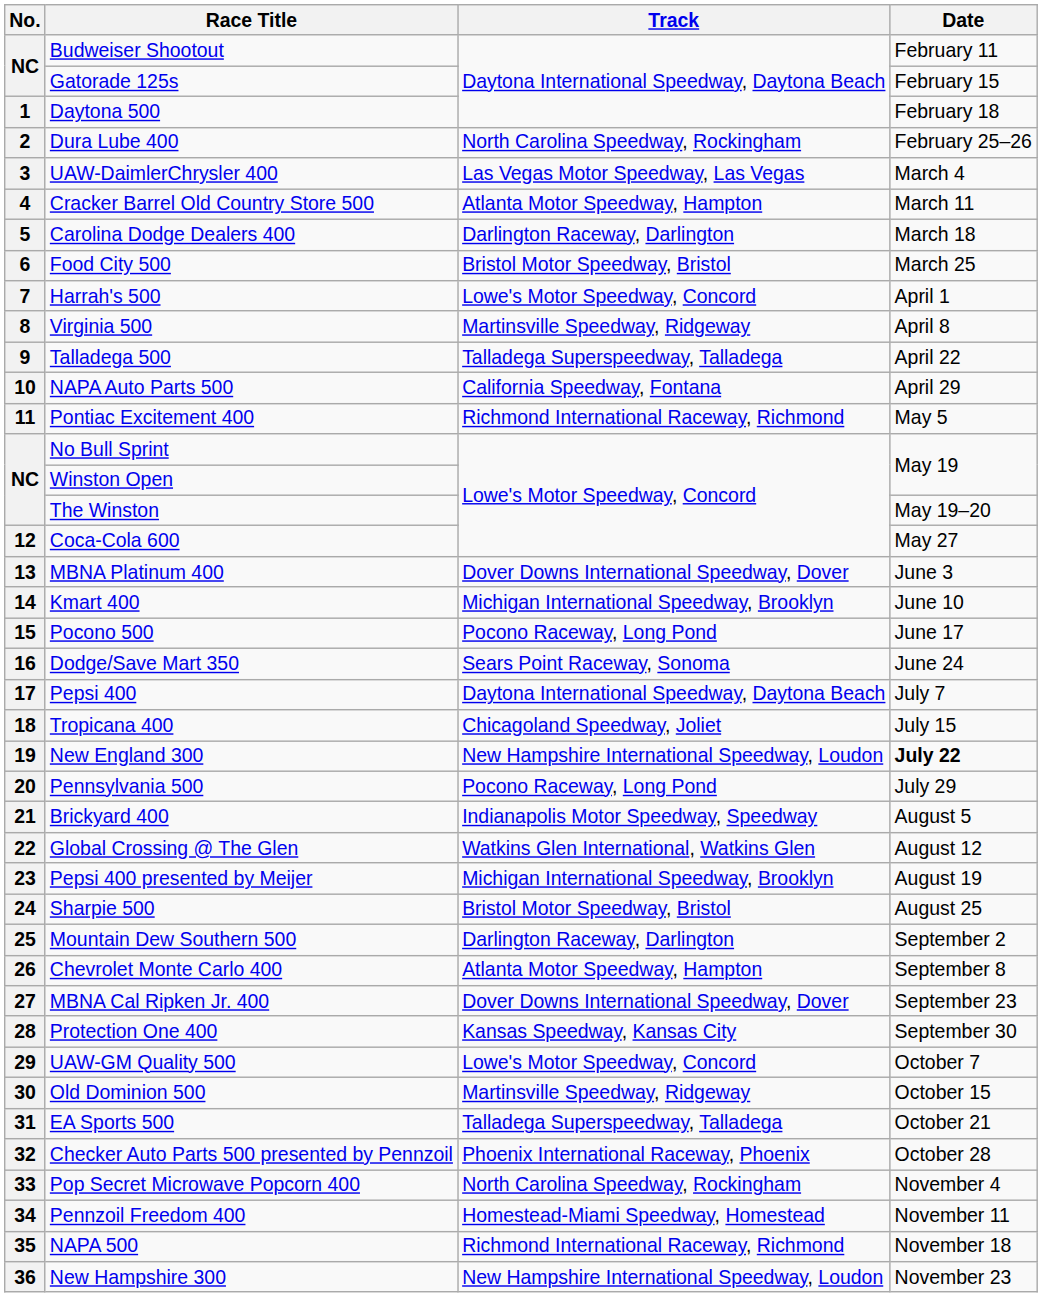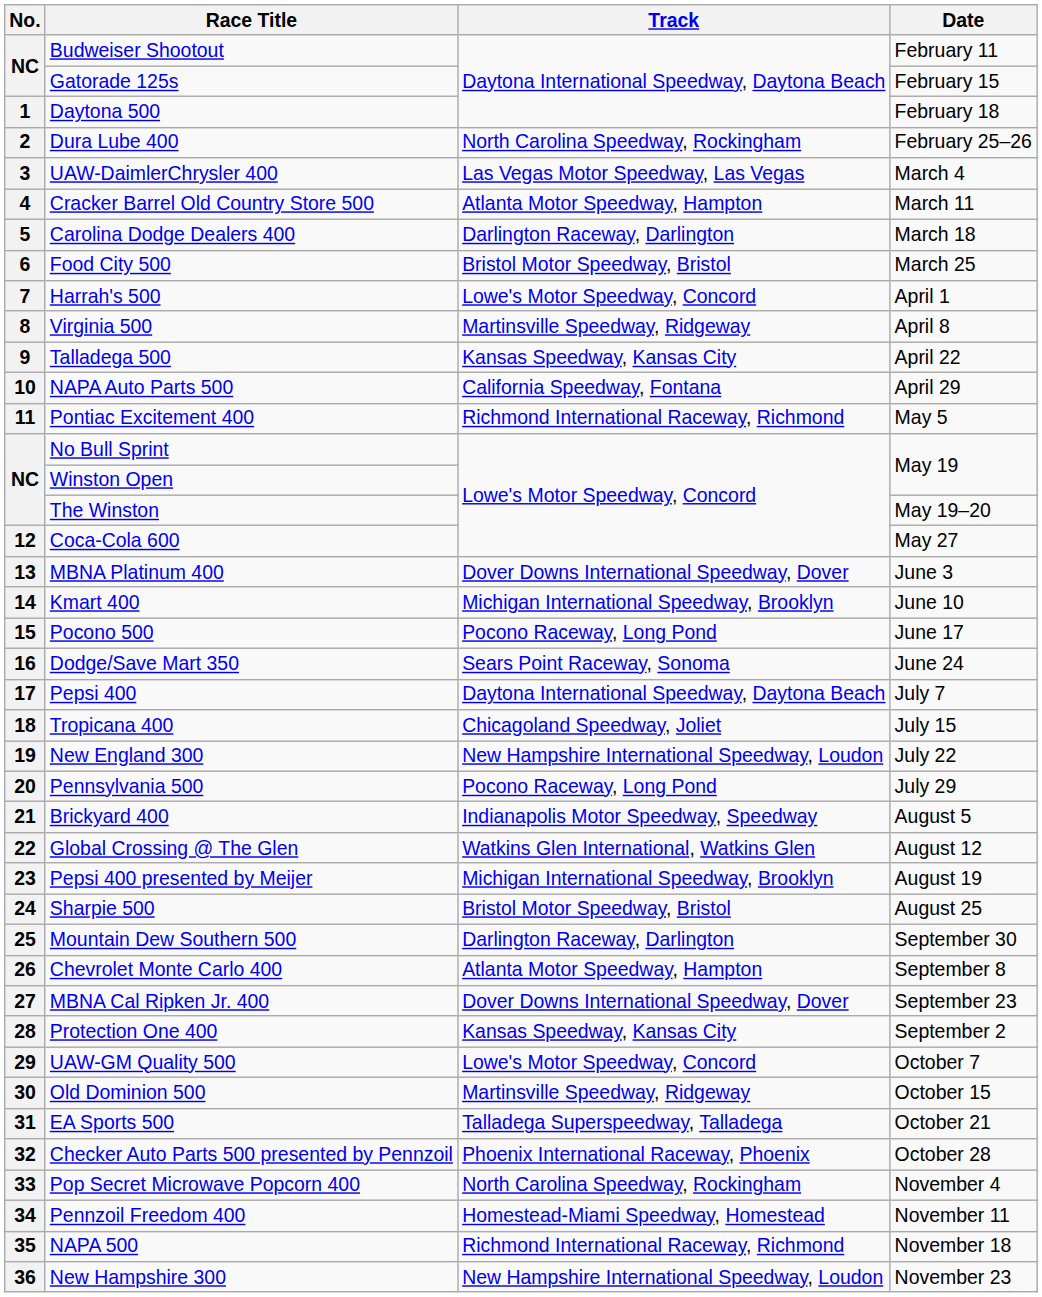(622, 357) Talladega Superspeedway, Talladega -> (599, 357) Kansas Speedway, Kansas City
(928, 755) bold -> (925, 755) normal
(950, 939) September 2 -> (956, 939) September 30
(956, 1031) September 30 -> (950, 1031) September 2
